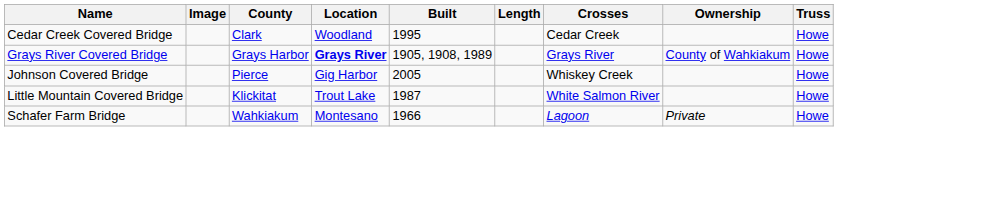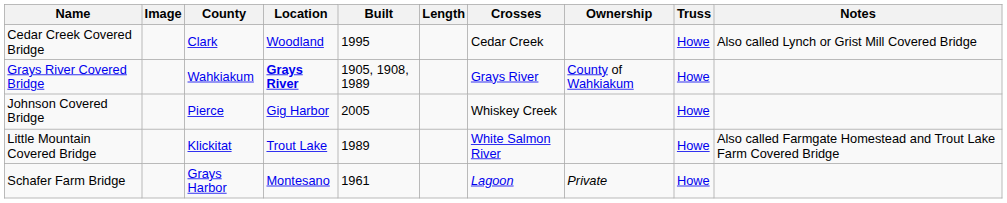+ column: (858, 14)
(270, 55) Grays Harbor -> (221, 76) Wahkiakum
(407, 95) 1987 -> (355, 146) 1989
(265, 116) Wahkiakum -> (207, 180) Grays Harbor
(407, 116) 1966 -> (355, 180) 1961
